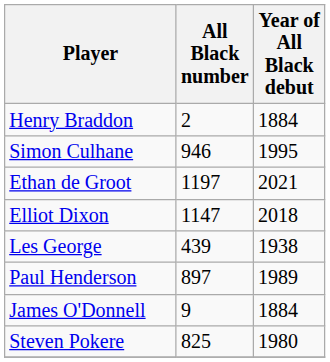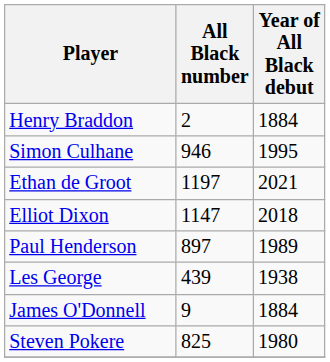rows swapped: (55, 246) <-> (73, 278)
